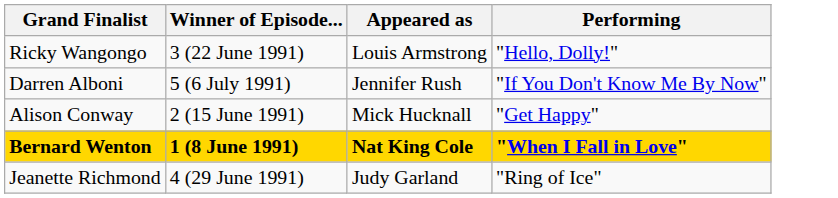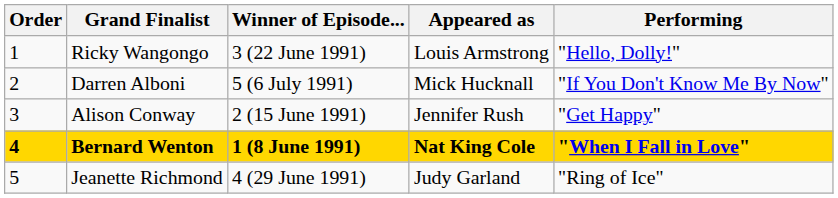+ column: (36, 20)
(407, 83) Jennifer Rush -> (474, 83) Mick Hucknall
(412, 114) Mick Hucknall -> (469, 114) Jennifer Rush
